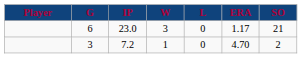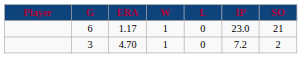columns swapped: (128, 12) <-> (241, 12)
(165, 28) 3 -> (165, 28) 1
